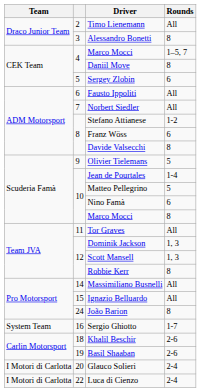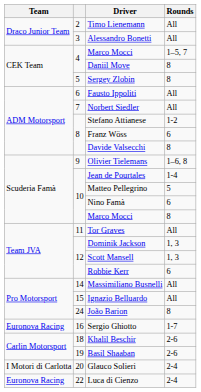(168, 38) 8 -> (172, 38) All
(168, 79) 6 -> (168, 79) 8
(168, 161) 5 -> (177, 161) 1–6, 8
(168, 270) 8 -> (168, 270) 6
(29, 325) System Team -> (35, 325) Euronova Racing
(39, 380) I Motori di Carlotta -> (35, 380) Euronova Racing
